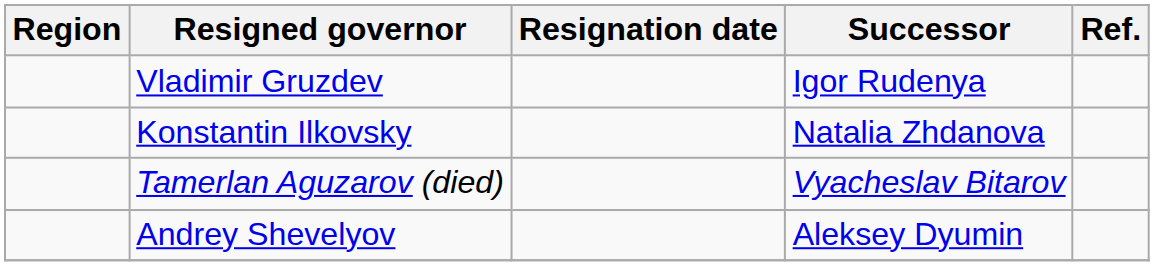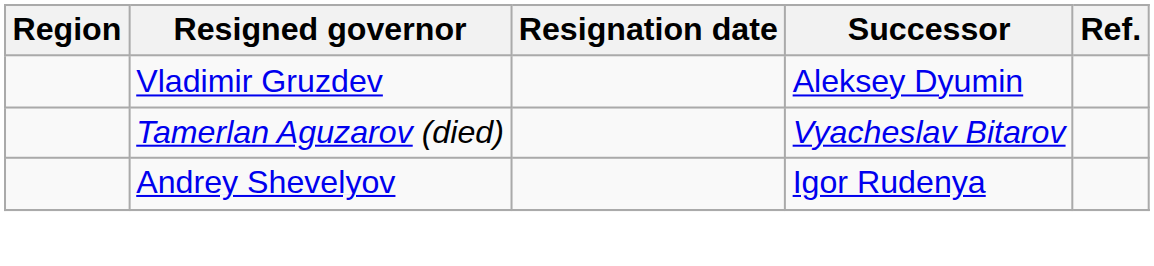(889, 81) Igor Rudenya -> (908, 81) Aleksey Dyumin
- row: (274, 132)
(908, 234) Aleksey Dyumin -> (889, 183) Igor Rudenya
